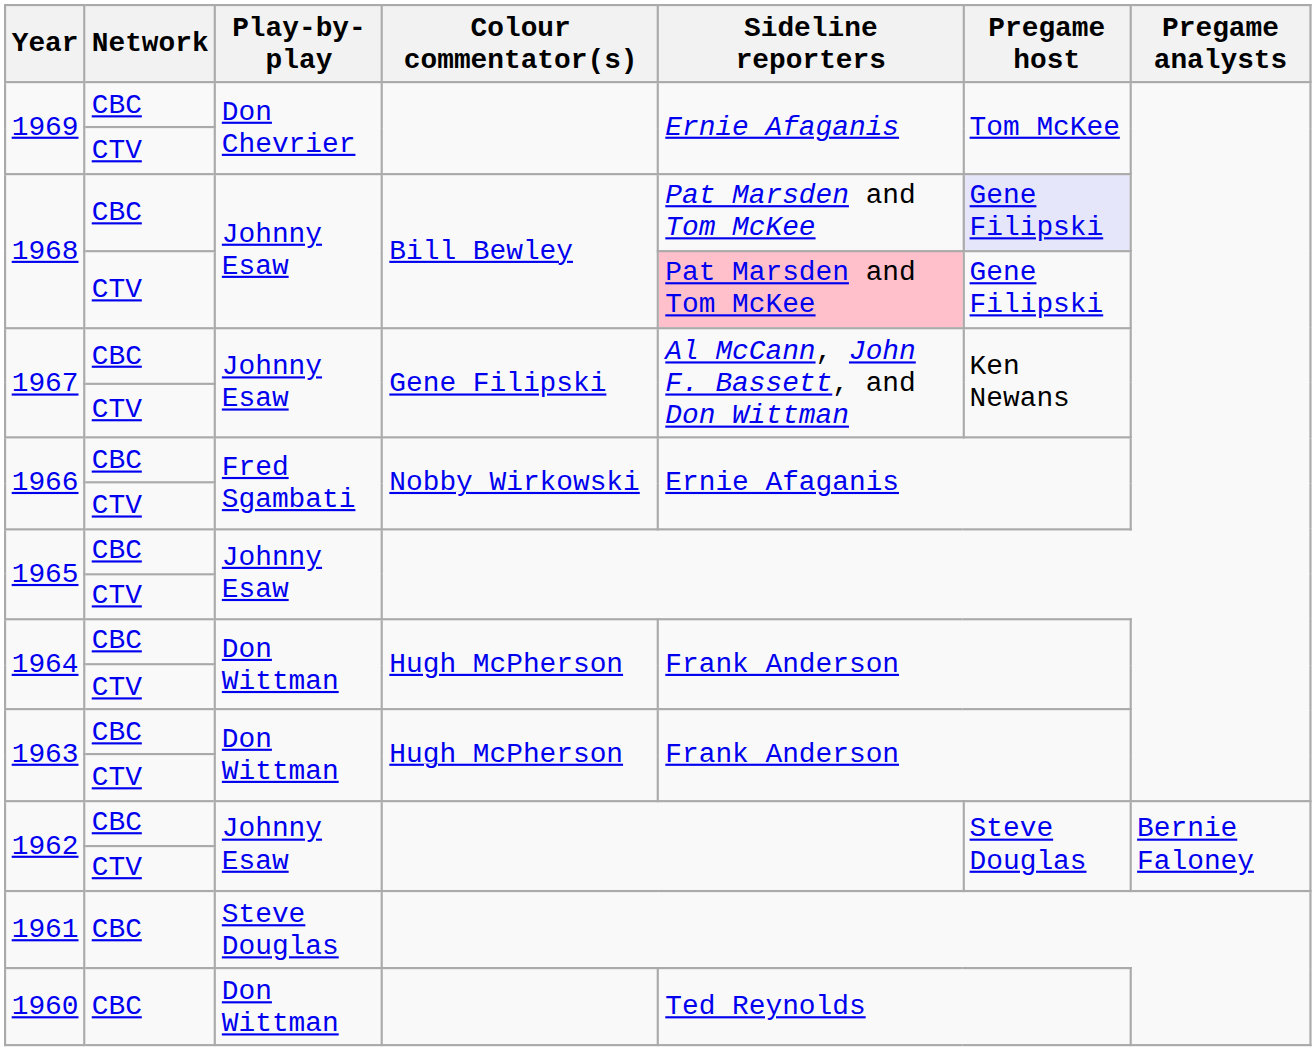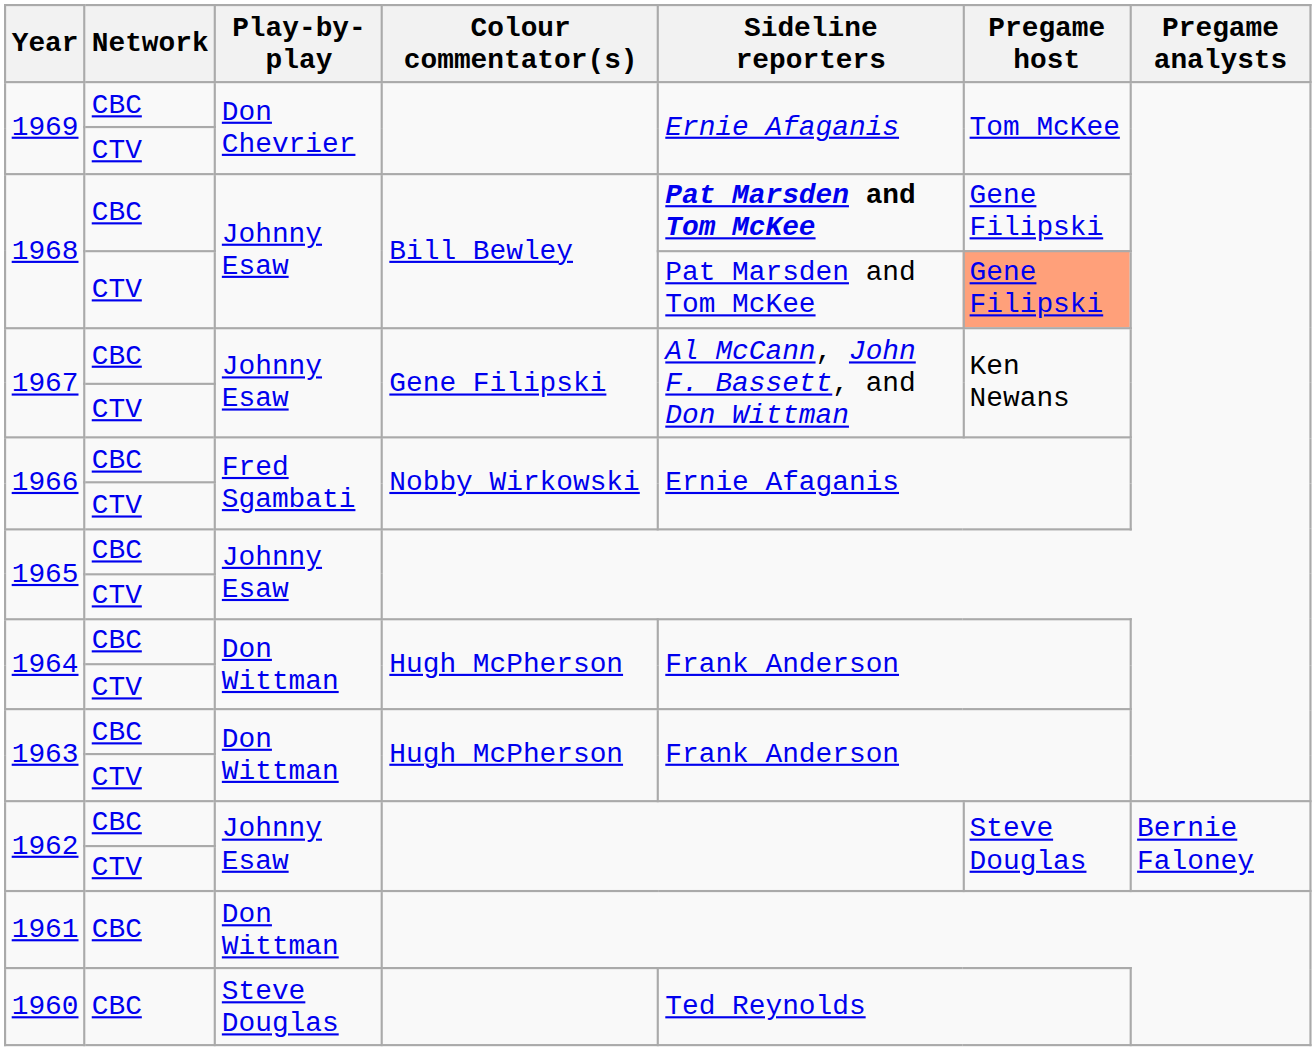(791, 212) normal -> (791, 212) bold
(1036, 212) lavender background -> (1036, 212) no background
(791, 289) pink background -> (791, 289) no background
(1036, 289) no background -> (1036, 289) lightsalmon background
(280, 930) Steve Douglas -> (280, 930) Don Wittman
(280, 1007) Don Wittman -> (280, 1007) Steve Douglas
